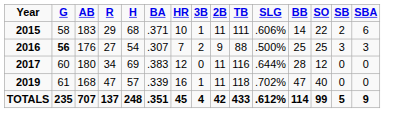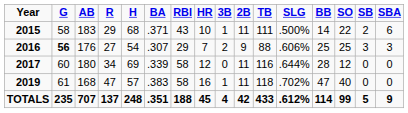+ column: (183, 13)
(270, 30) .606% -> (294, 30) .500%
(270, 47) .500% -> (294, 47) .606%
(158, 64) .383 -> (158, 64) .339
(158, 82) .339 -> (158, 82) .383
